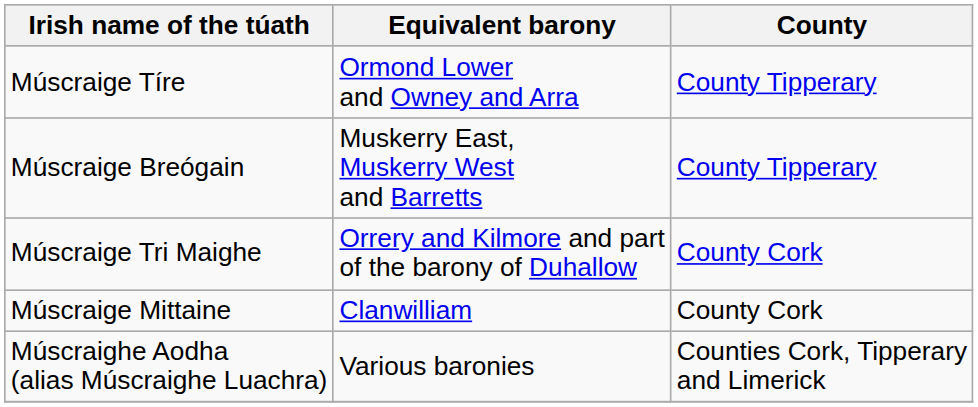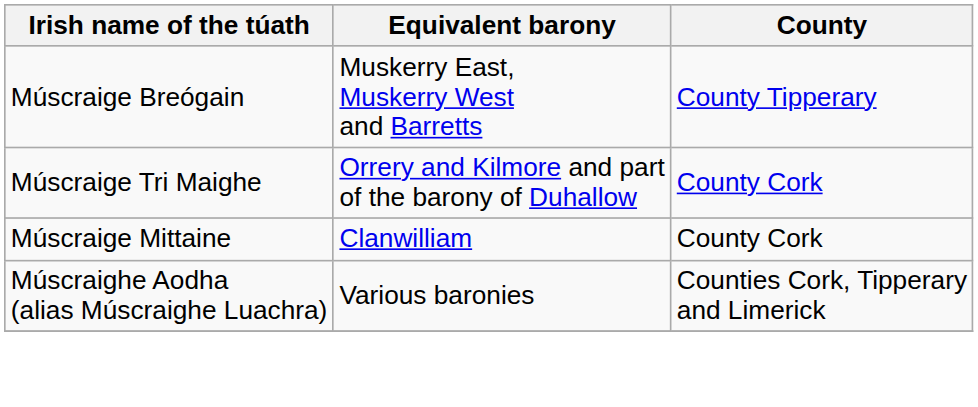- row: (98, 81)
